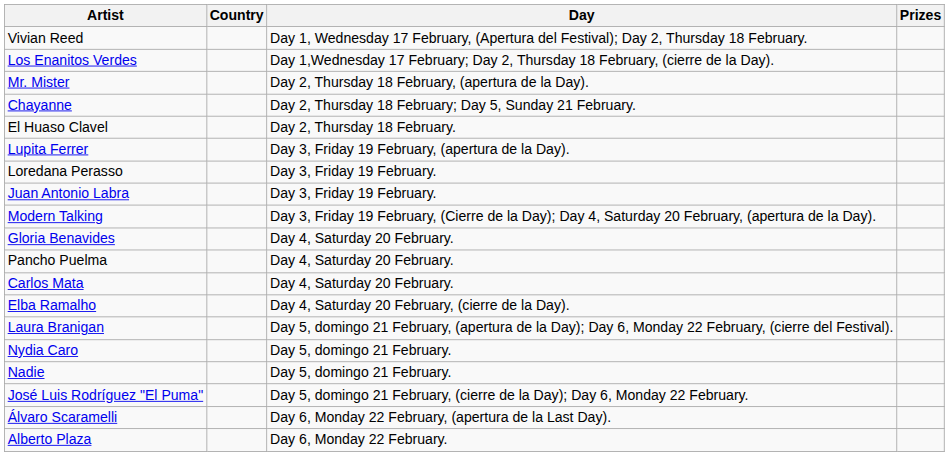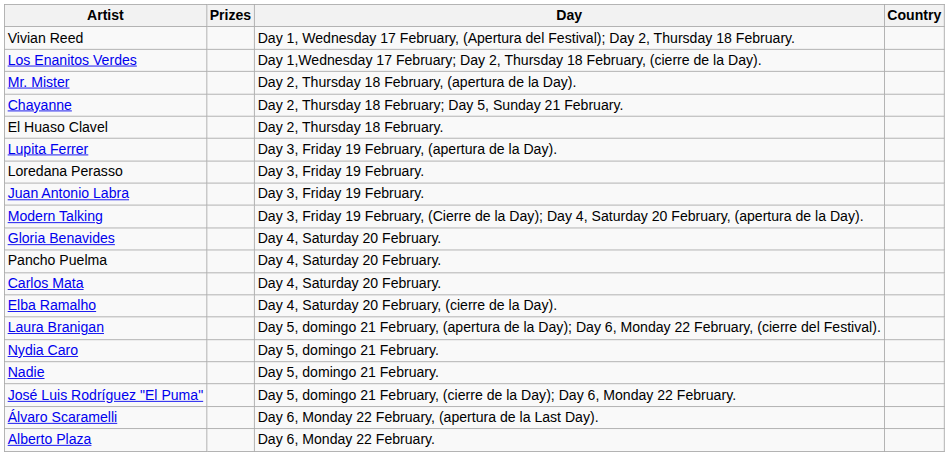columns swapped: (237, 15) <-> (921, 15)
